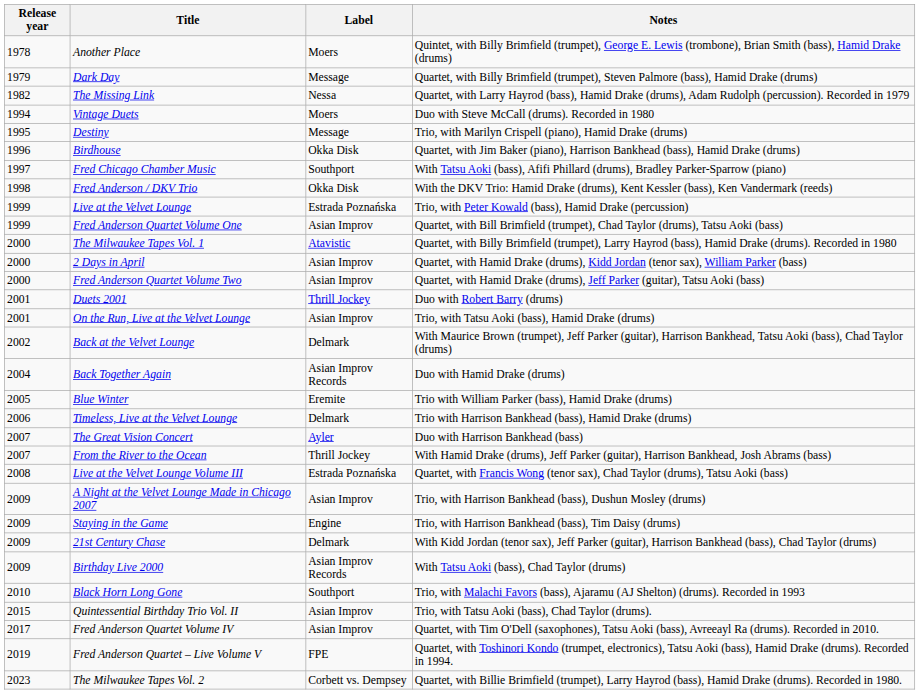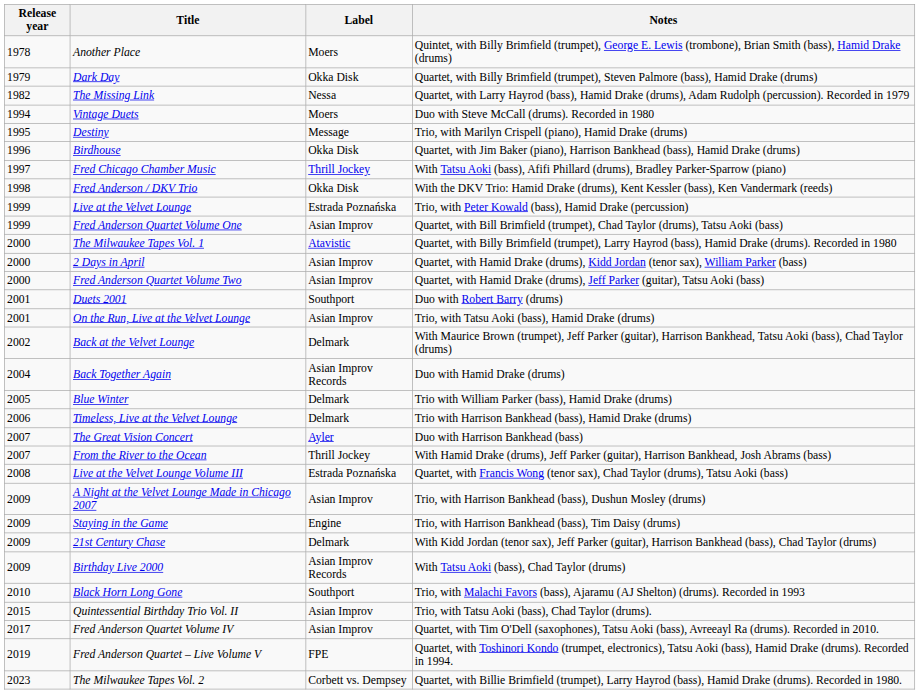(329, 77) Message -> (333, 77) Okka Disk
(331, 169) Southport -> (339, 169) Thrill Jockey
(339, 299) Thrill Jockey -> (331, 299) Southport
(327, 399) Eremite -> (329, 399) Delmark
